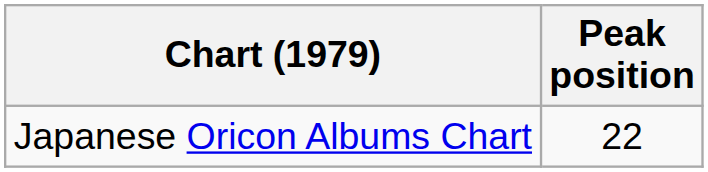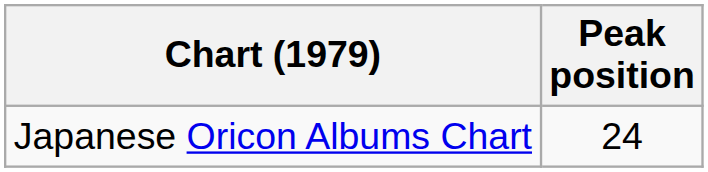(622, 135) 22 -> (622, 135) 24
